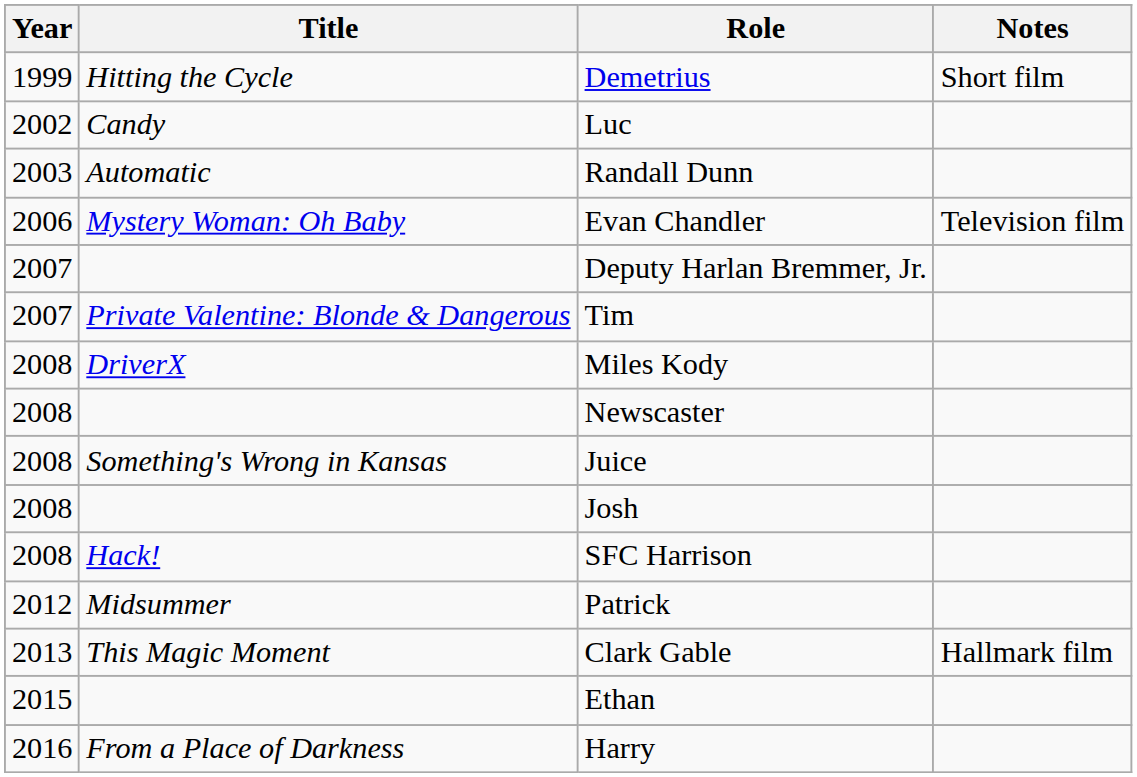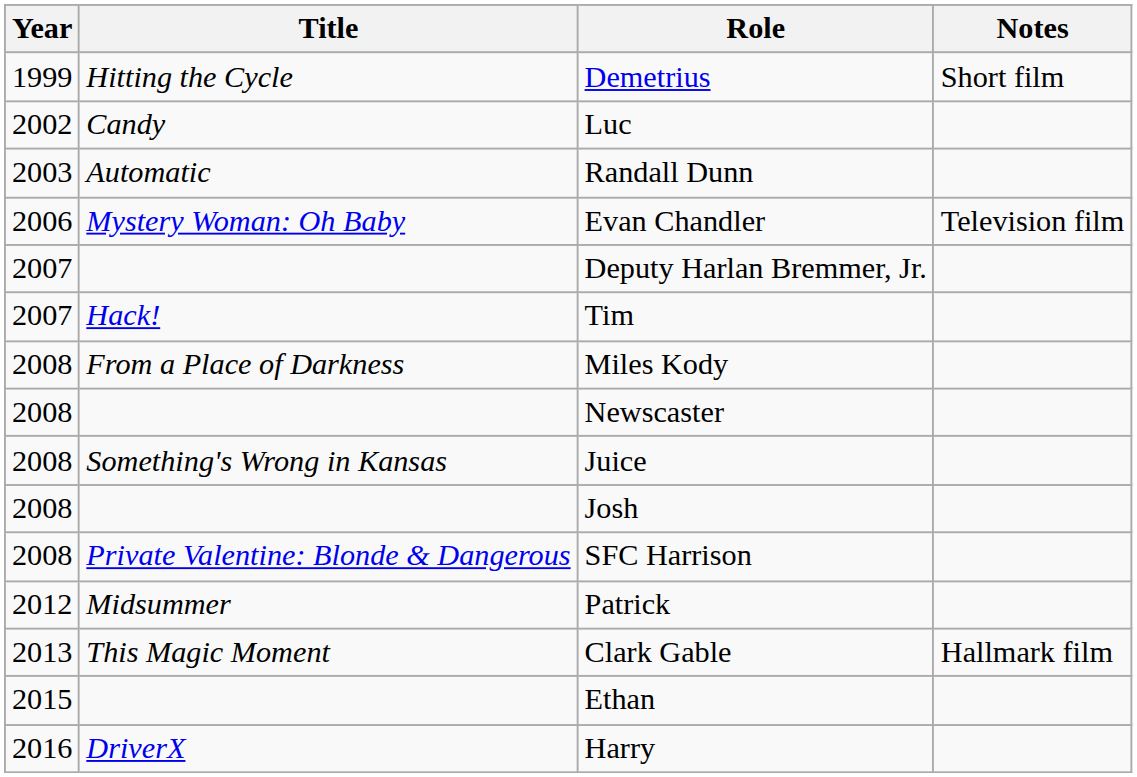(328, 316) Private Valentine: Blonde & Dangerous -> (123, 316) Hack!
(136, 364) DriverX -> (245, 364) From a Place of Darkness
(123, 556) Hack! -> (328, 556) Private Valentine: Blonde & Dangerous
(245, 747) From a Place of Darkness -> (136, 747) DriverX
